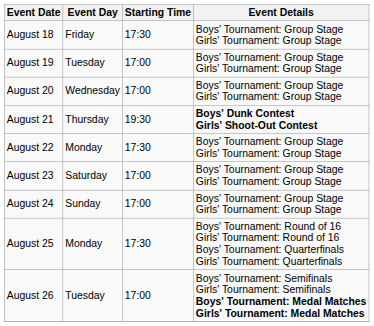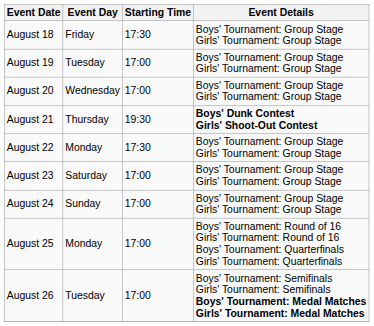(138, 244) 17:30 -> (138, 244) 17:00
